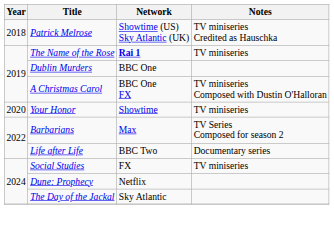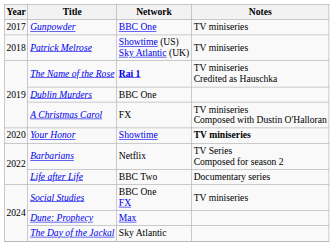+ row: (53, 27)
(235, 32) TV miniseries Credited as Hauschka -> (221, 47) TV miniseries
(221, 53) TV miniseries -> (235, 73) TV miniseries Credited as Hauschka
(138, 89) BBC One FX -> (125, 115) FX
(221, 109) normal -> (222, 135) bold
(128, 130) Max -> (132, 156) Netflix
(125, 166) FX -> (138, 197) BBC One FX
(132, 181) Netflix -> (128, 218) Max
